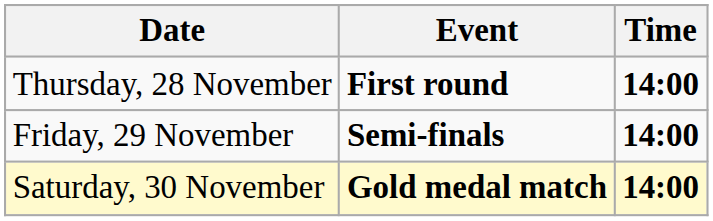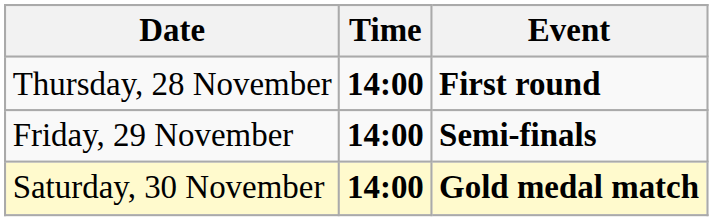columns swapped: (661, 30) <-> (477, 30)
